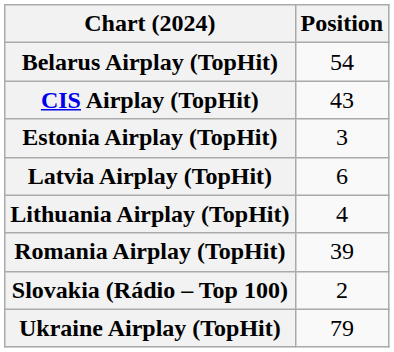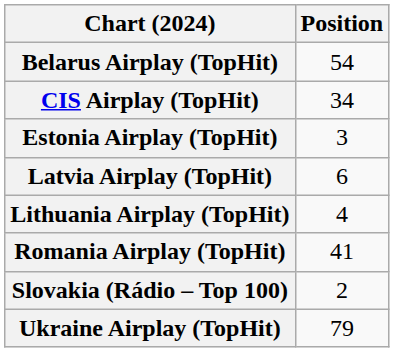(342, 99) 43 -> (342, 99) 34
(342, 251) 39 -> (342, 251) 41
